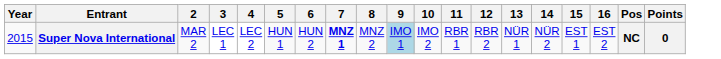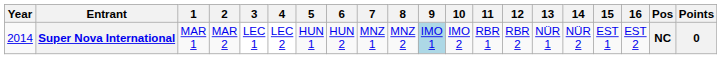+ column: (193, 13)
(20, 38) 2015 -> (20, 38) 2014
(341, 38) bold -> (372, 38) normal
